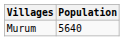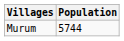(70, 28) 5640 -> (70, 28) 5744
